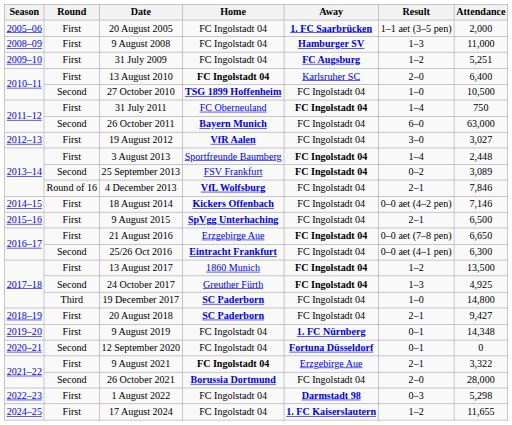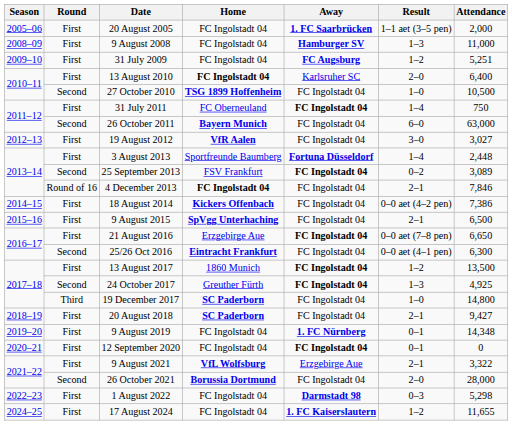(331, 156) FC Ingolstadt 04 -> (331, 156) Fortuna Düsseldorf
(233, 188) VfL Wolfsburg -> (233, 188) FC Ingolstadt 04
(481, 204) 7,146 -> (481, 204) 7,386
(72, 348) Second -> (72, 348) First
(331, 348) Fortuna Düsseldorf -> (331, 348) FC Ingolstadt 04
(233, 364) FC Ingolstadt 04 -> (233, 364) VfL Wolfsburg
